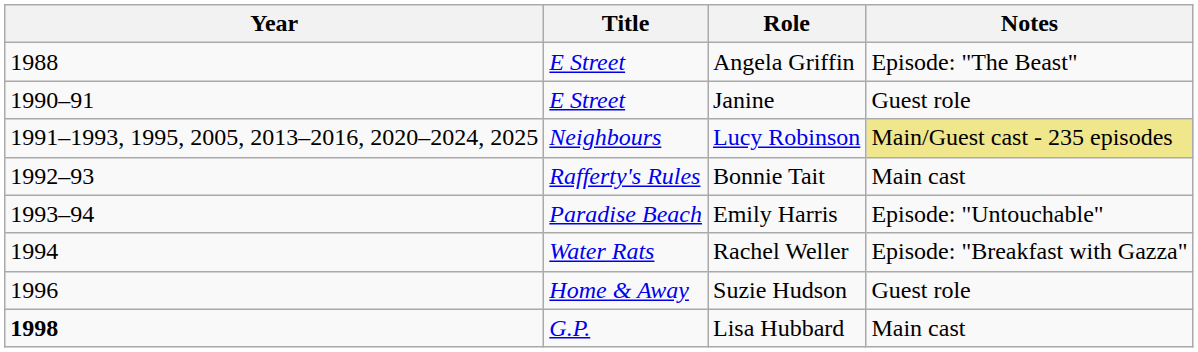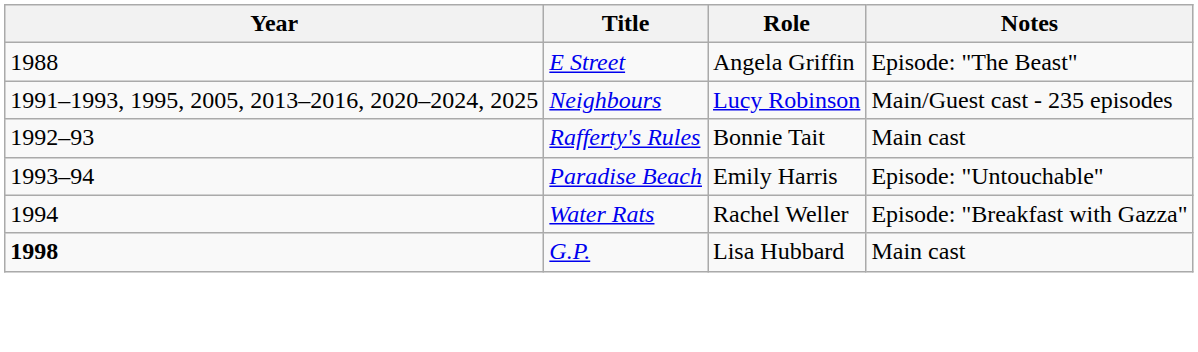- row: (744, 99)
(1022, 137) khaki background -> (1022, 99) no background
- row: (780, 289)
